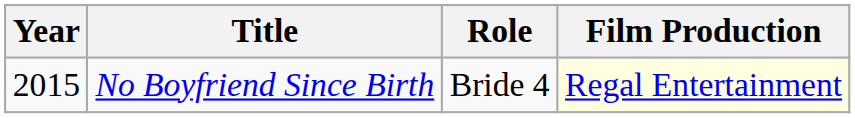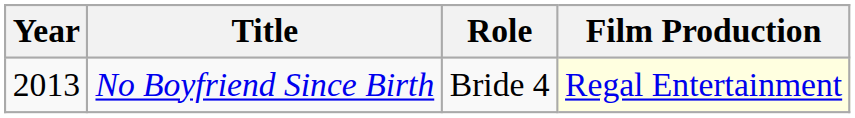(46, 84) 2015 -> (46, 84) 2013
